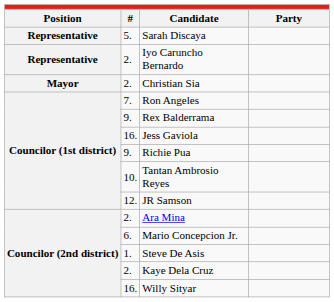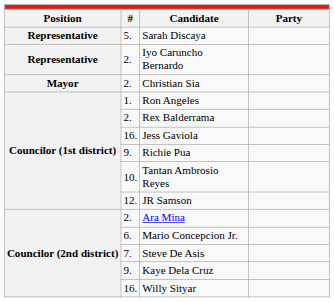(128, 100) 7. -> (128, 100) 1.
(128, 118) 9. -> (128, 118) 2.
(128, 253) 1. -> (128, 253) 7.
(128, 270) 2. -> (128, 270) 9.
